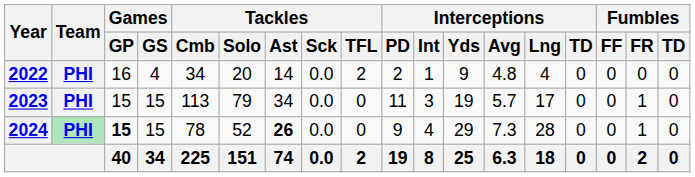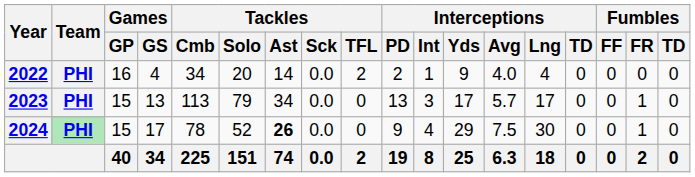(504, 74) 4.8 -> (504, 74) 4.0
(155, 102) 15 -> (155, 102) 13
(398, 102) 11 -> (398, 102) 13
(464, 102) 19 -> (464, 102) 17
(121, 130) bold -> (121, 130) normal
(155, 130) 15 -> (155, 130) 17
(504, 130) 7.3 -> (504, 130) 7.5
(545, 130) 28 -> (545, 130) 30
